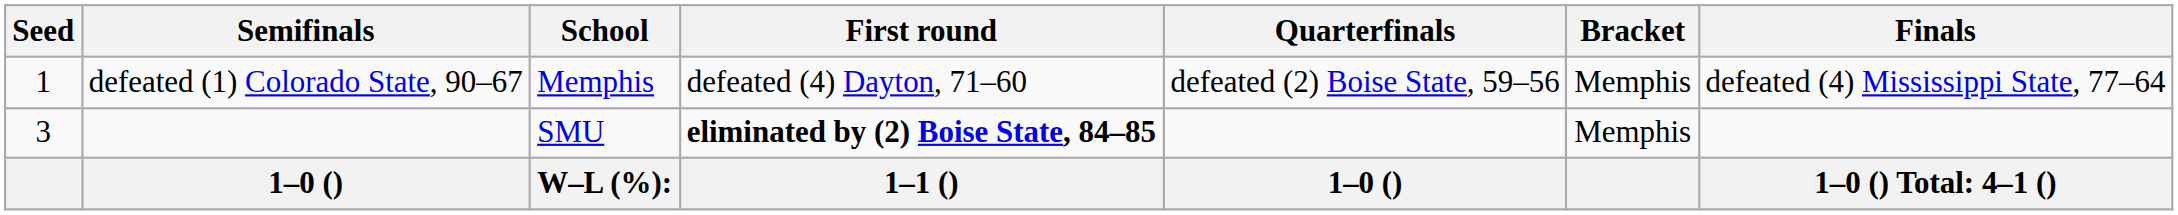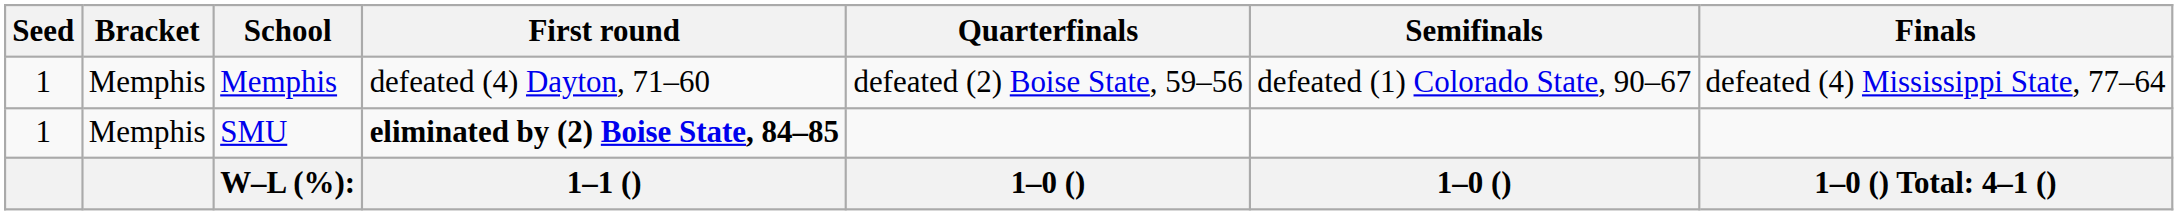columns swapped: (1633, 30) <-> (306, 30)
(43, 132) 3 -> (43, 132) 1
